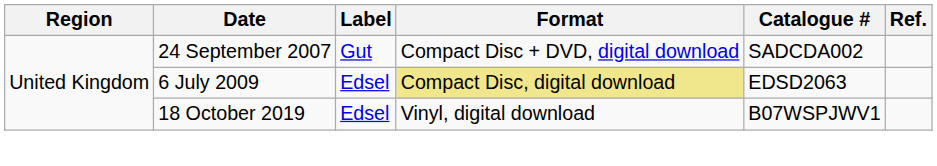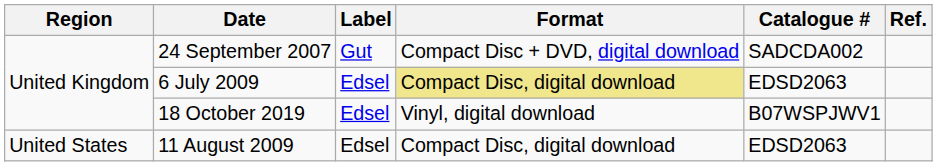+ row: (226, 144)
